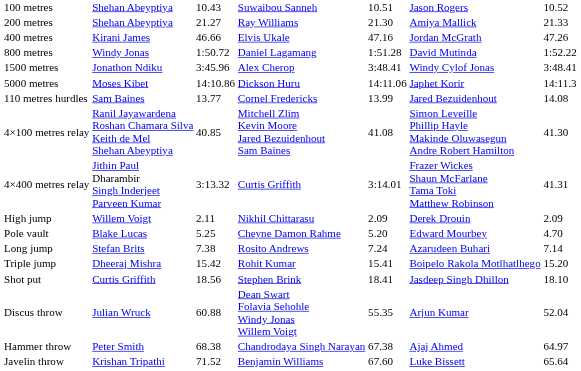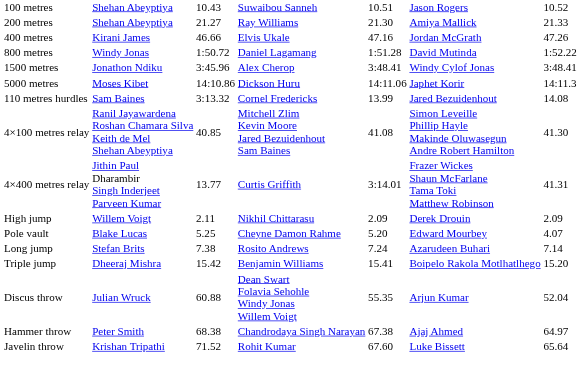(209, 98) 13.77 -> (213, 98) 3:13.32
(213, 184) 3:13.32 -> (209, 184) 13.77
(553, 233) 4.70 -> (553, 233) 4.07
(267, 264) Rohit Kumar -> (281, 264) Benjamin Williams
- row: (23, 279)
(281, 362) Benjamin Williams -> (267, 346) Rohit Kumar
